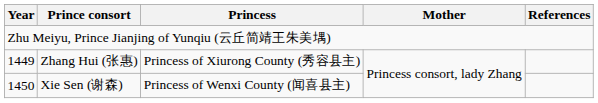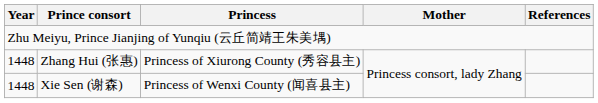(21, 61) 1449 -> (21, 61) 1448
(21, 85) 1450 -> (21, 85) 1448
